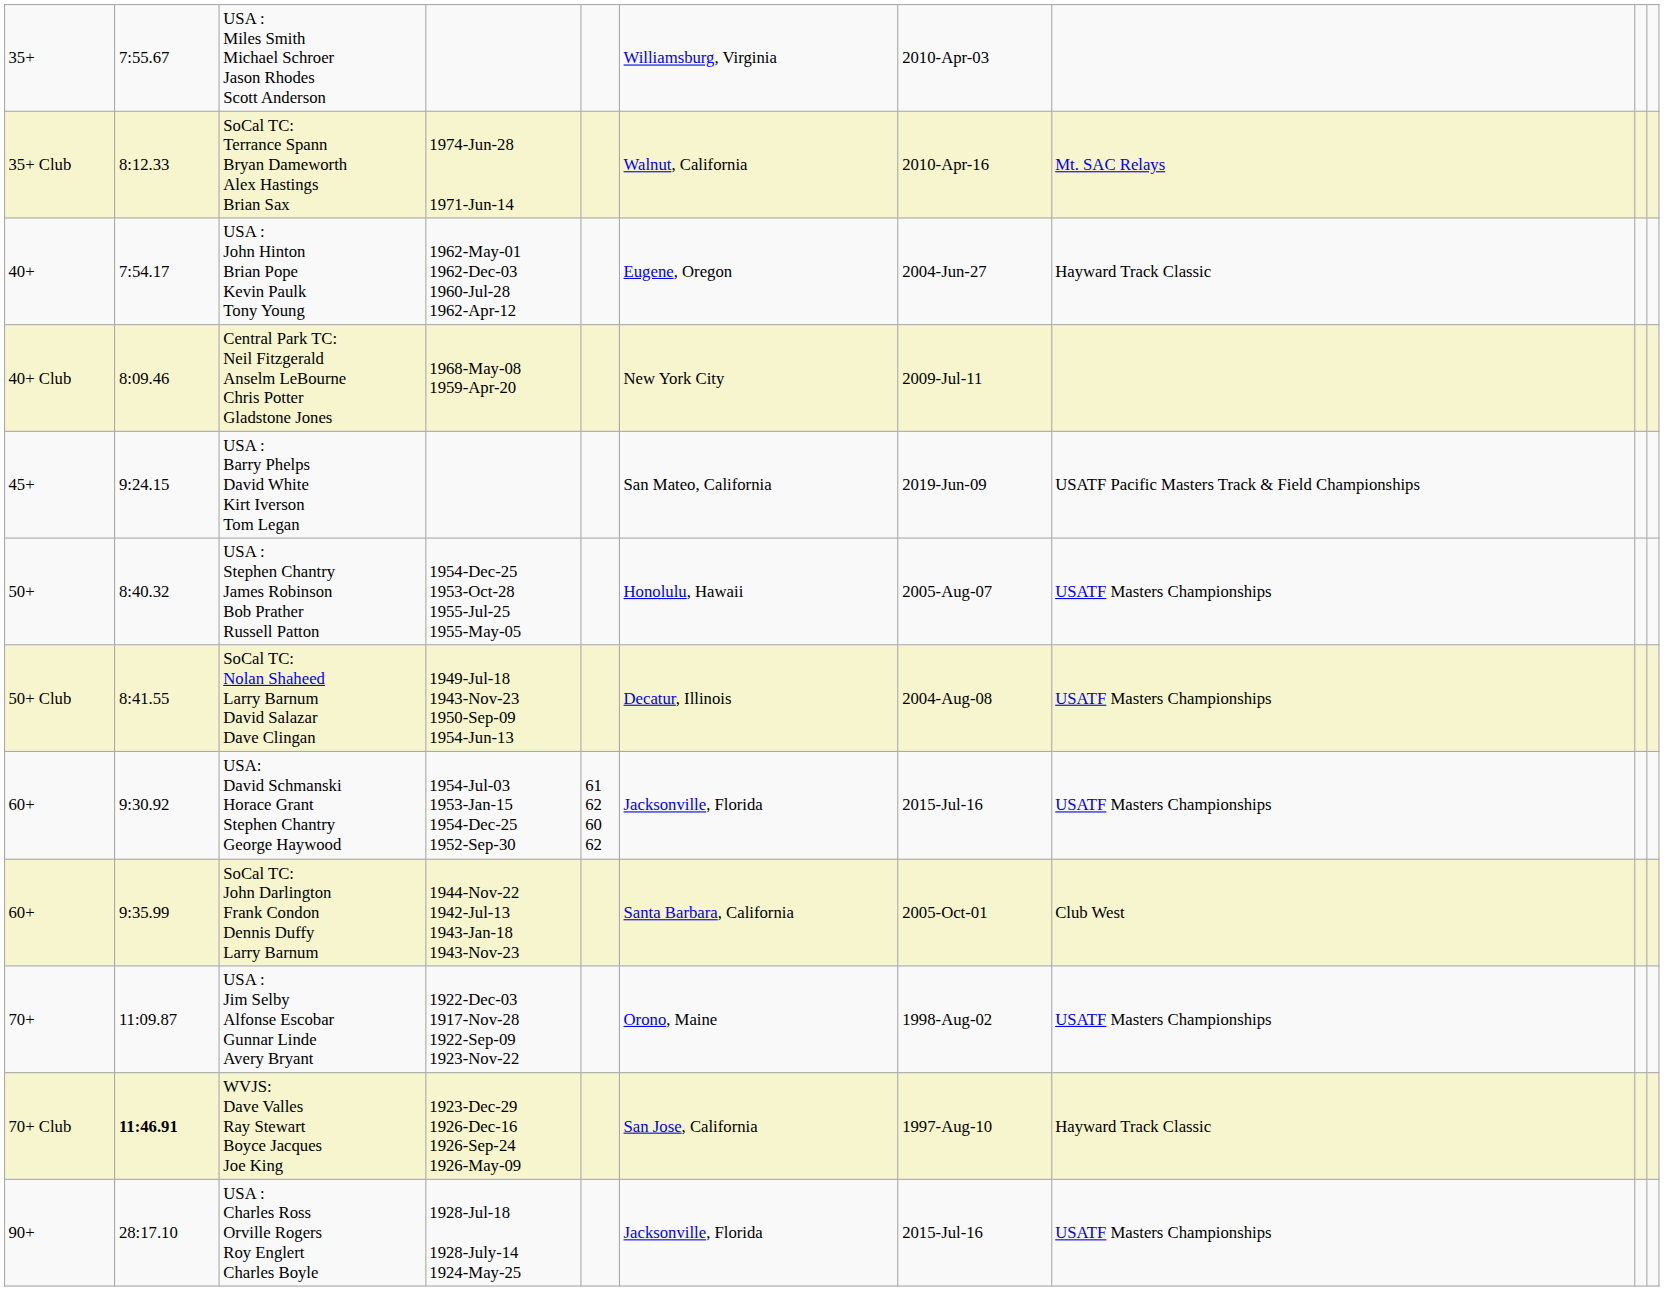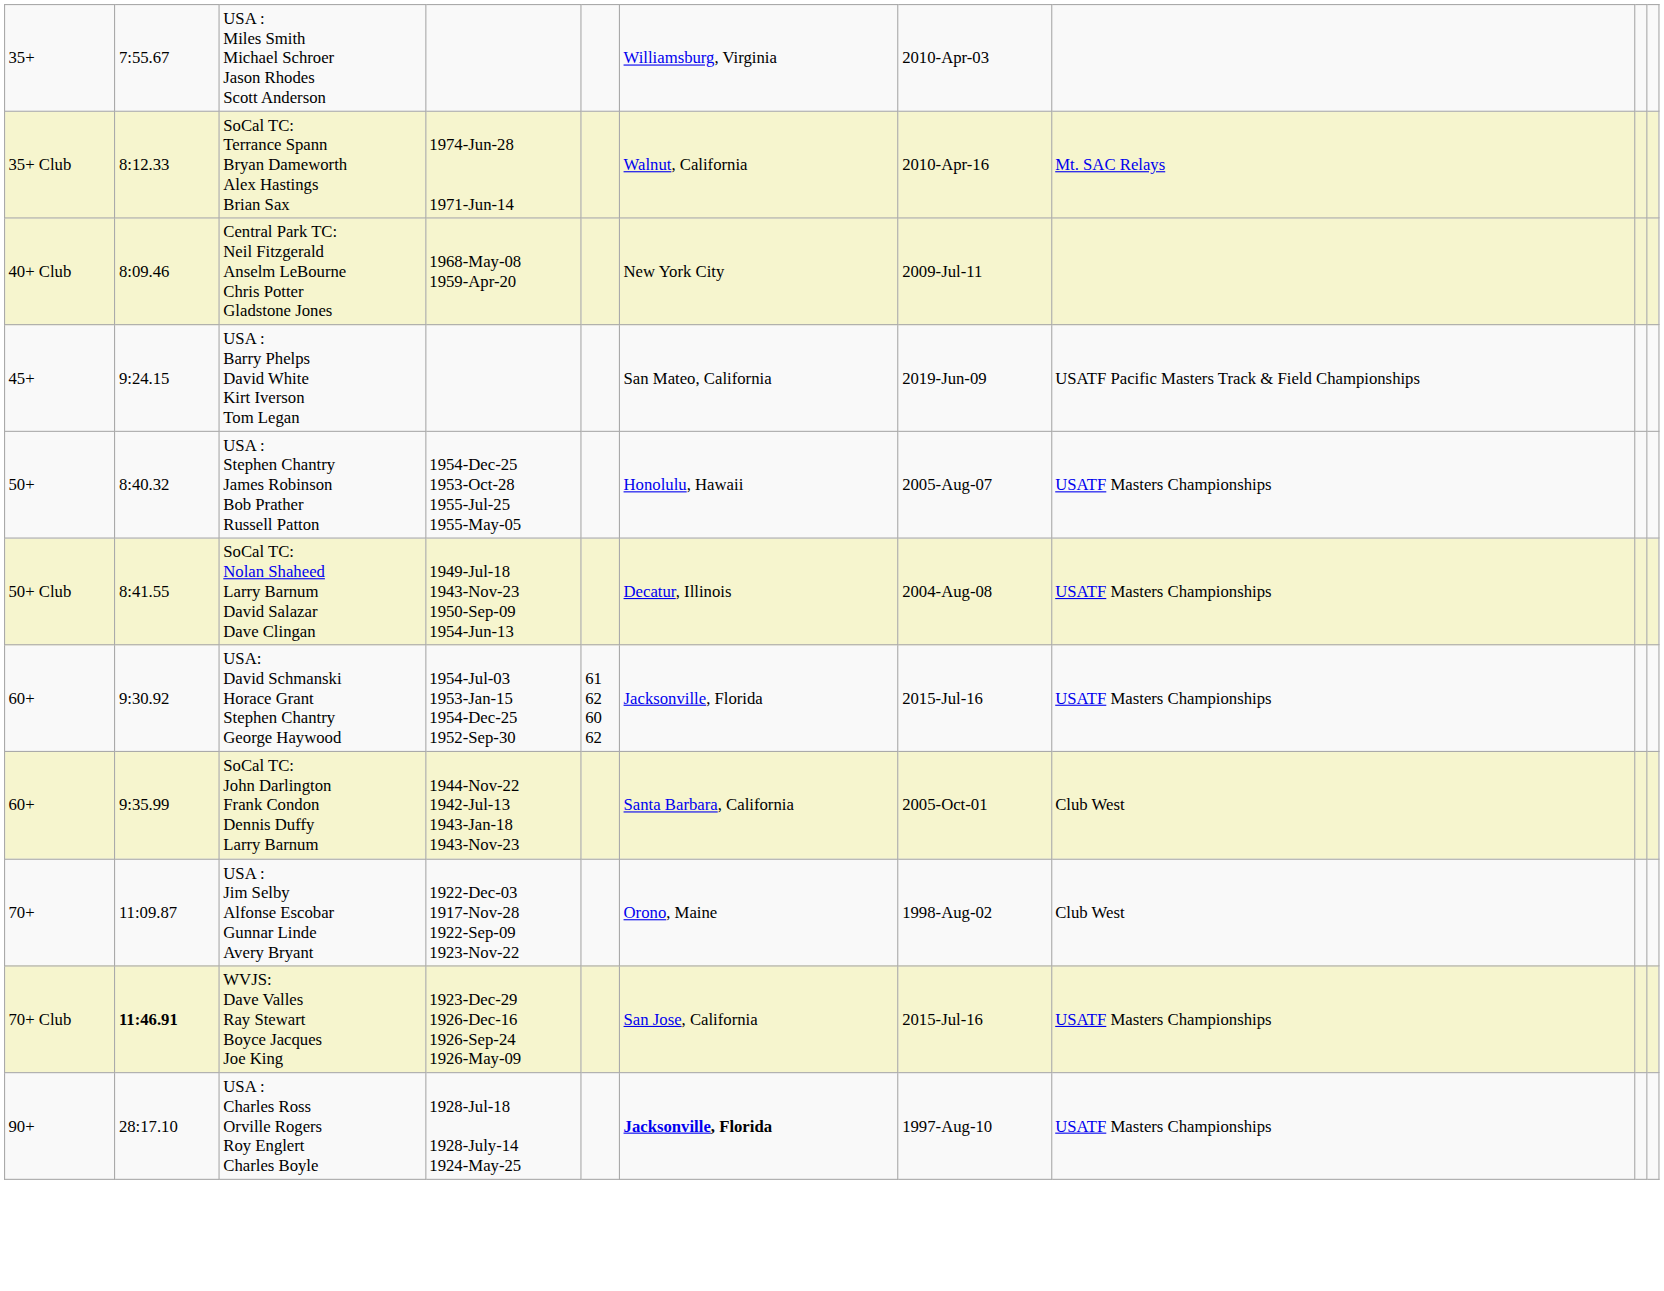- row: (265, 271)
(1163, 1018) USATF Masters Championships -> (1090, 912) Club West
(947, 1125) 1997-Aug-10 -> (943, 1018) 2015-Jul-16
(1133, 1125) Hayward Track Classic -> (1163, 1018) USATF Masters Championships
(693, 1232) normal -> (698, 1125) bold
(943, 1232) 2015-Jul-16 -> (947, 1125) 1997-Aug-10
